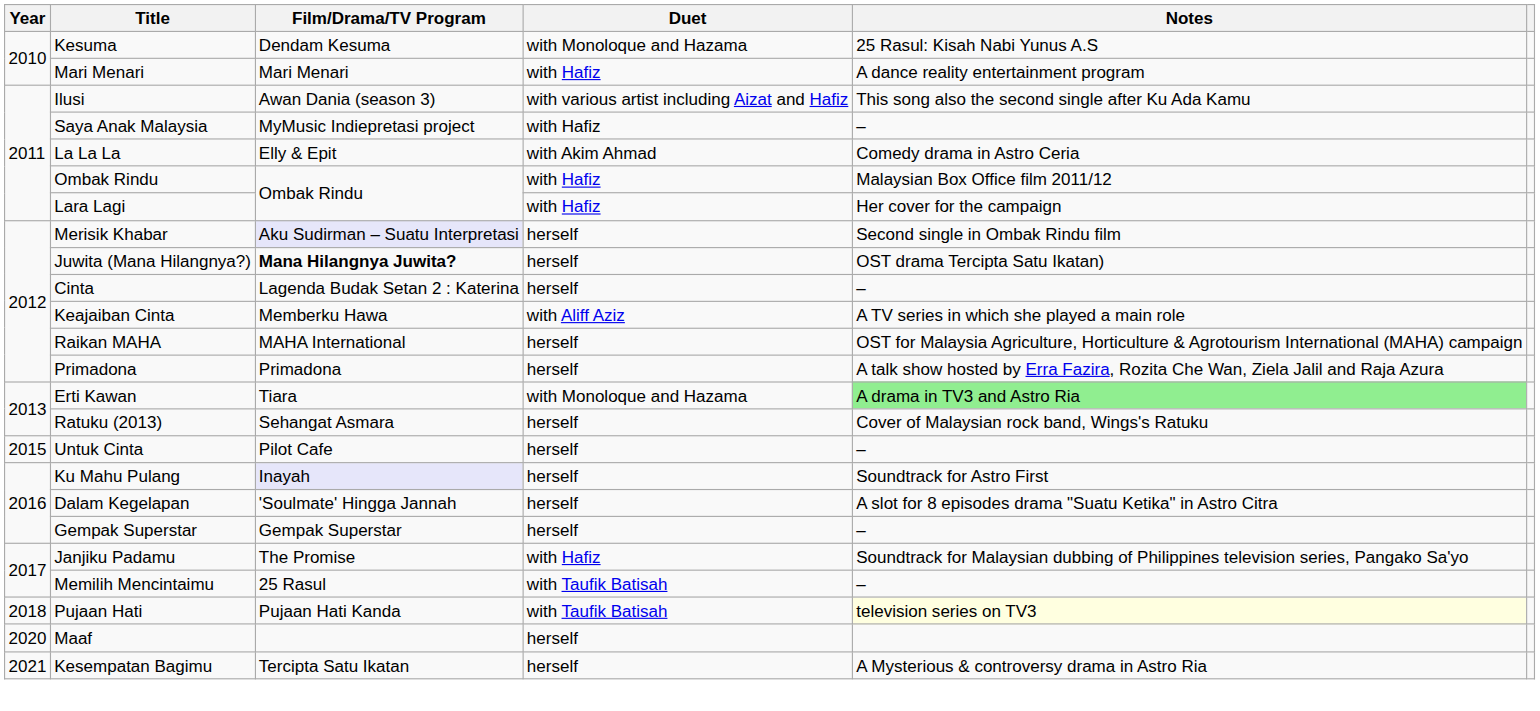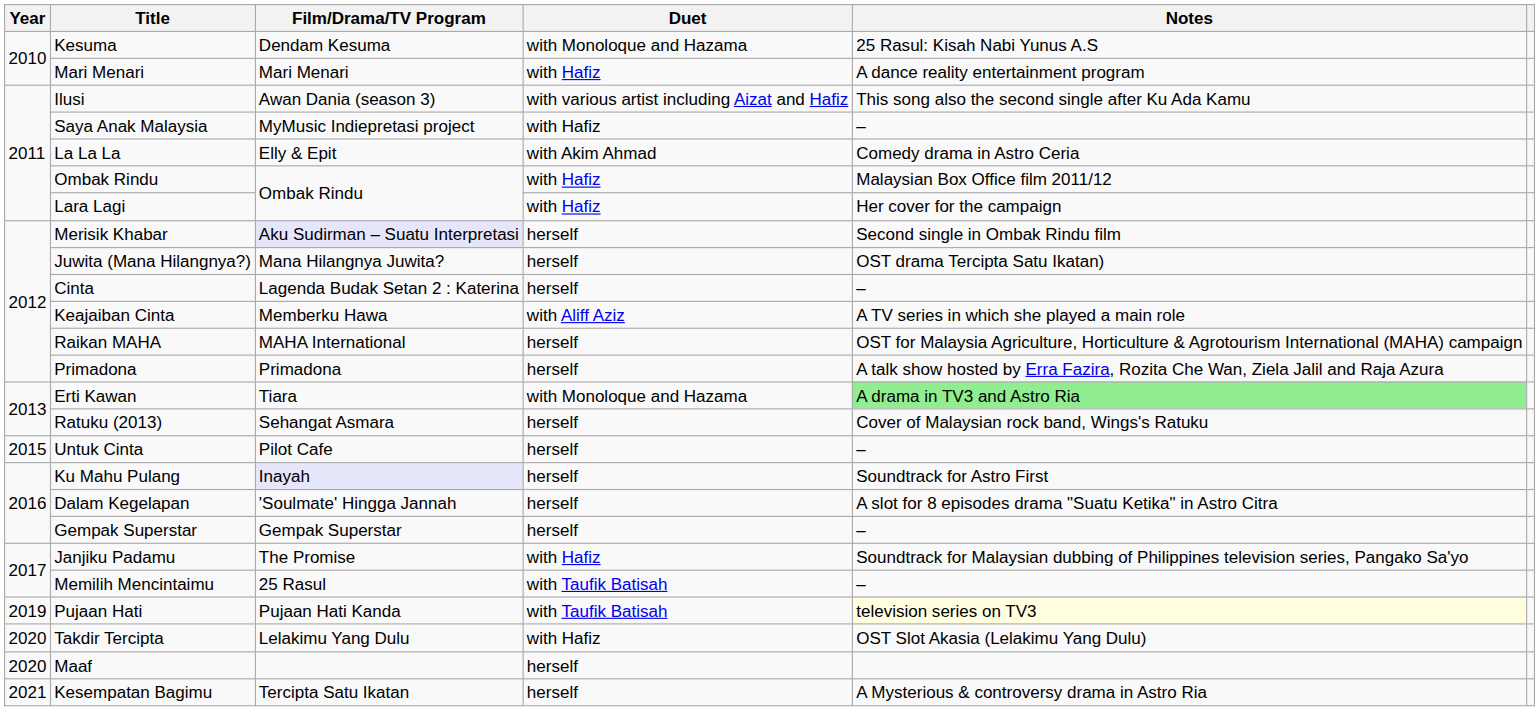(358, 261) bold -> (352, 261) normal
(27, 611) 2018 -> (27, 611) 2019
+ row: (109, 638)
